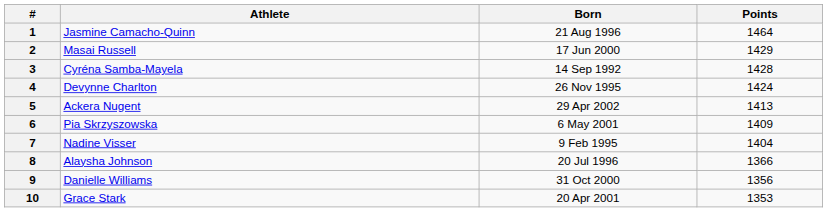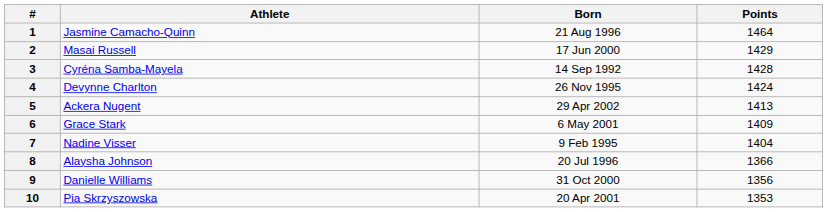(110, 125) Pia Skrzyszowska -> (95, 125) Grace Stark
(95, 198) Grace Stark -> (110, 198) Pia Skrzyszowska
